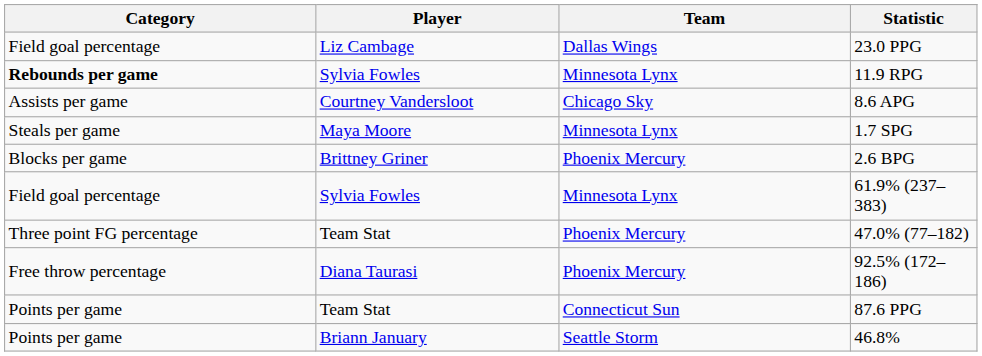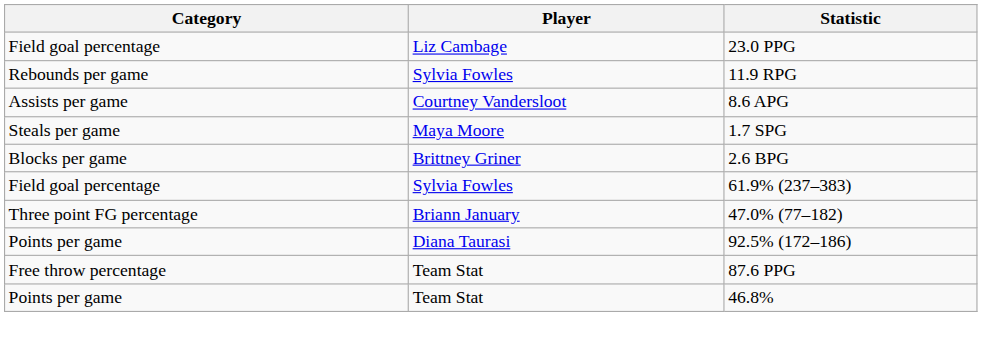- column: (704, 18)
(83, 74) bold -> (78, 74) normal
(355, 233) Team Stat -> (466, 213) Briann January
(87, 271) Free throw percentage -> (65, 241) Points per game
(65, 309) Points per game -> (87, 269) Free throw percentage
(373, 337) Briann January -> (448, 297) Team Stat
